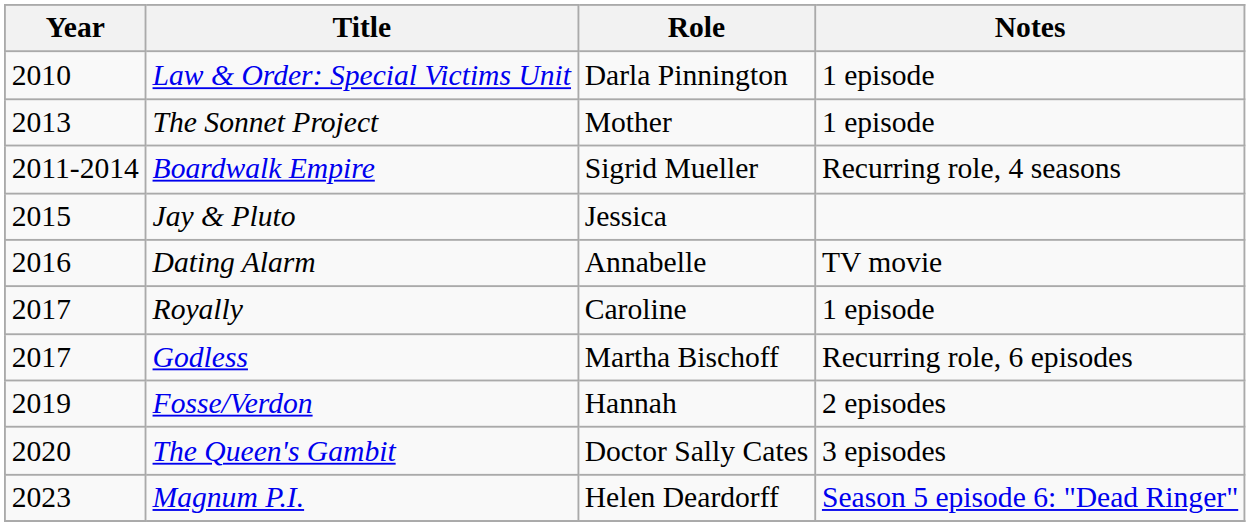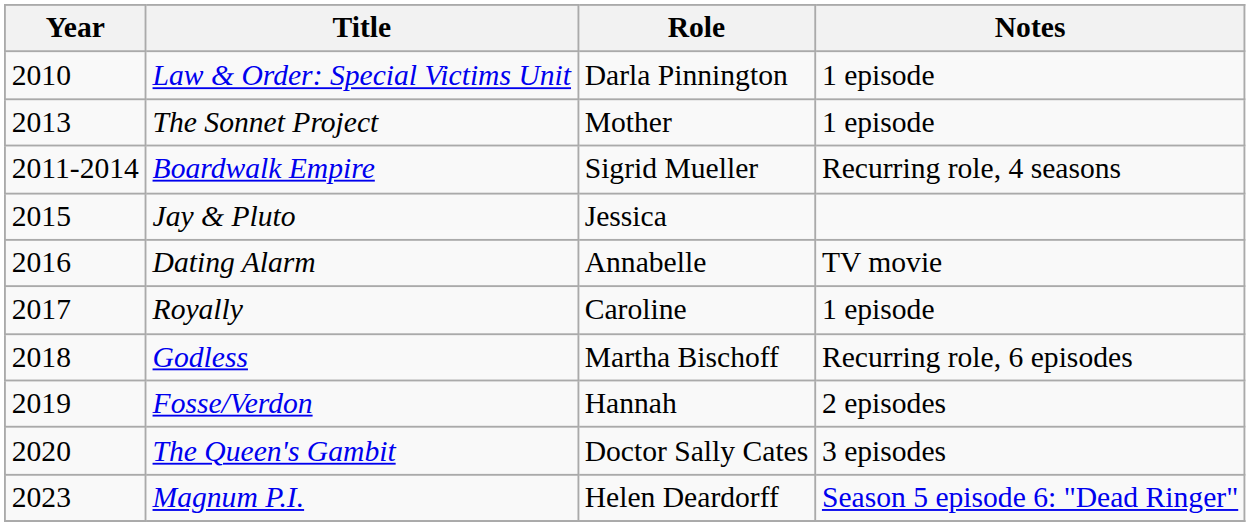(41, 356) 2017 -> (41, 356) 2018
